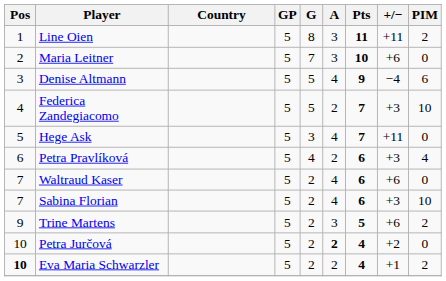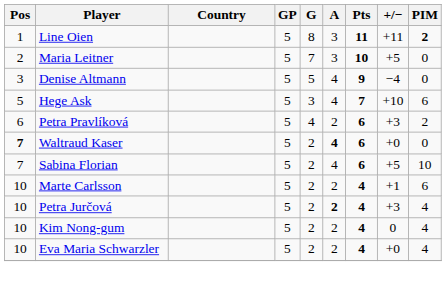(425, 36) normal -> (425, 36) bold
(393, 57) +6 -> (393, 57) +5
(425, 79) 6 -> (425, 79) 0
- row: (79, 107)
(393, 136) +11 -> (393, 100) +10
(425, 136) 0 -> (425, 100) 6
(425, 158) 4 -> (425, 121) 2
(20, 179) normal -> (20, 143) bold
(334, 179) normal -> (334, 143) bold
(393, 179) +6 -> (393, 143) +0
(393, 200) +3 -> (393, 164) +5
- row: (77, 222)
+ row: (80, 185)
(393, 243) +2 -> (393, 206) +3
(425, 243) 0 -> (425, 206) 4
+ row: (82, 228)
(20, 264) bold -> (20, 249) normal
(393, 264) +1 -> (393, 249) +0
(425, 264) 2 -> (425, 249) 4
